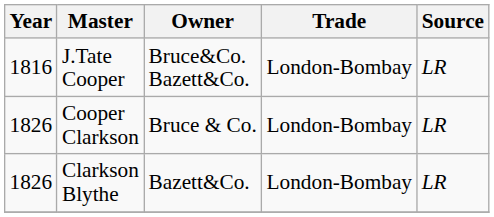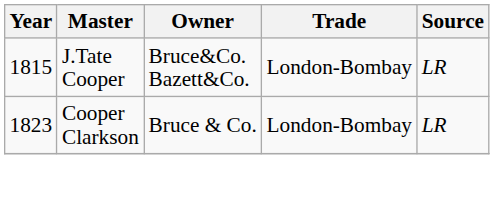(31, 67) 1816 -> (31, 67) 1815
(31, 124) 1826 -> (31, 124) 1823
- row: (100, 182)
